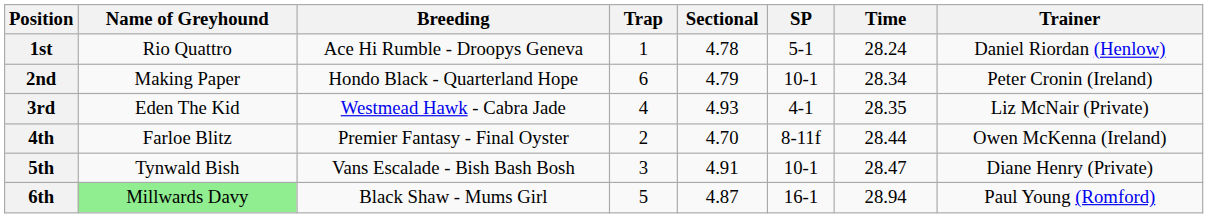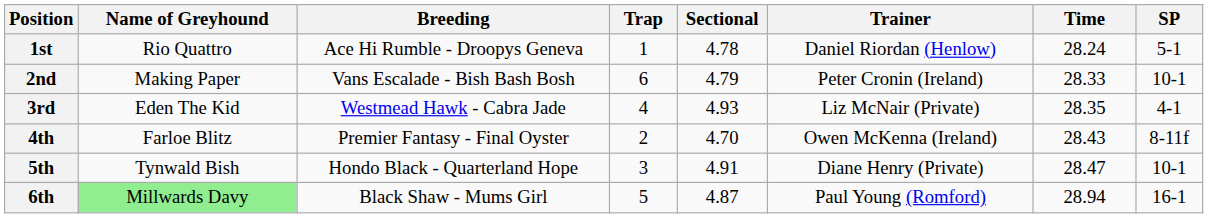columns swapped: (801, 19) <-> (1070, 19)
(453, 78) Hondo Black - Quarterland Hope -> (453, 78) Vans Escalade - Bish Bash Bosh
(886, 78) 28.34 -> (1085, 78) 28.33
(886, 138) 28.44 -> (1085, 138) 28.43
(453, 167) Vans Escalade - Bish Bash Bosh -> (453, 167) Hondo Black - Quarterland Hope
